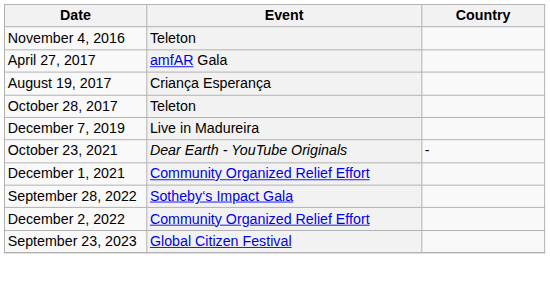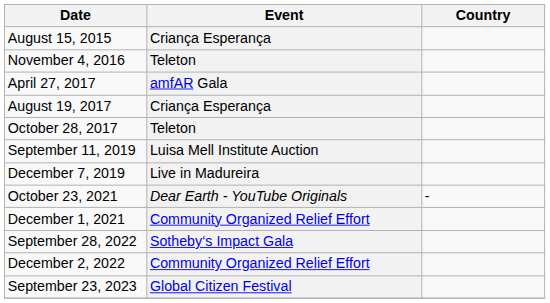+ row: (60, 38)
+ row: (72, 151)
